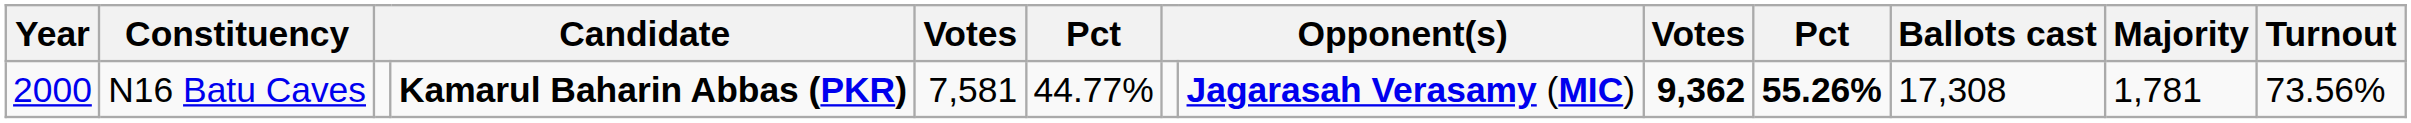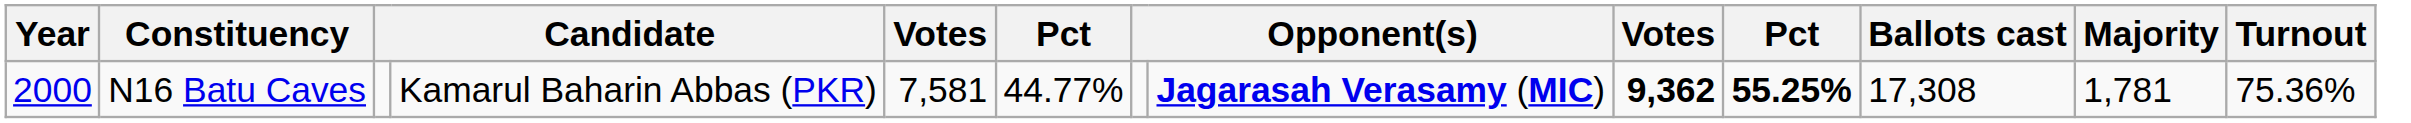(653, 89) bold -> (638, 89) normal
(1822, 89) 55.26% -> (1792, 89) 55.25%
(2325, 89) 73.56% -> (2295, 89) 75.36%
